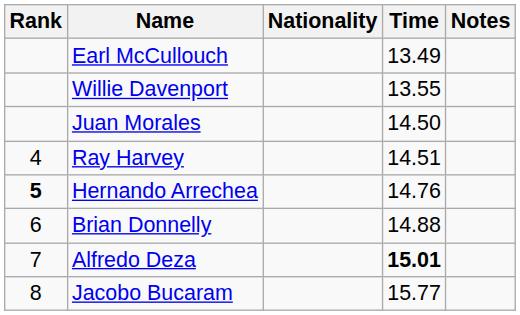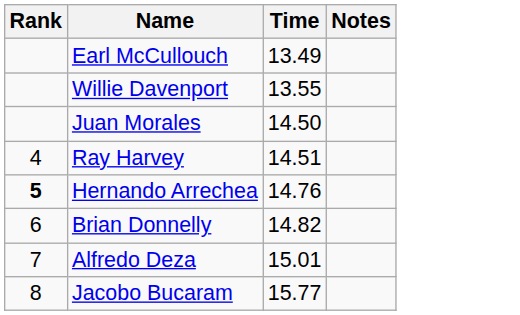- column: (323, 21)
(414, 225) 14.88 -> (295, 225) 14.82
(414, 259) bold -> (295, 259) normal
